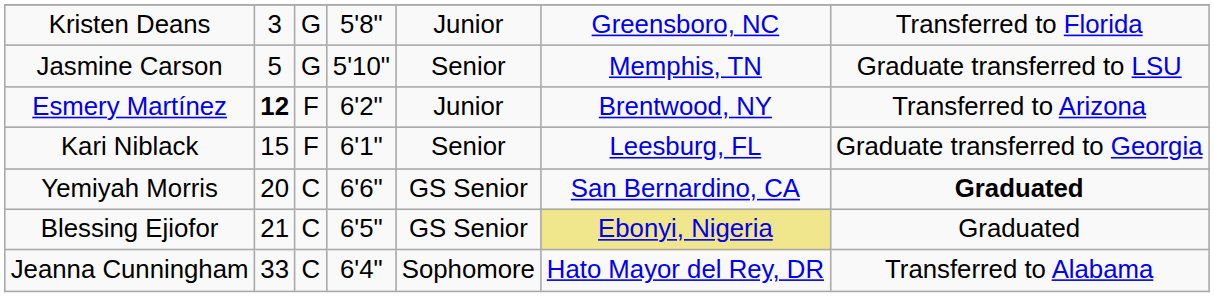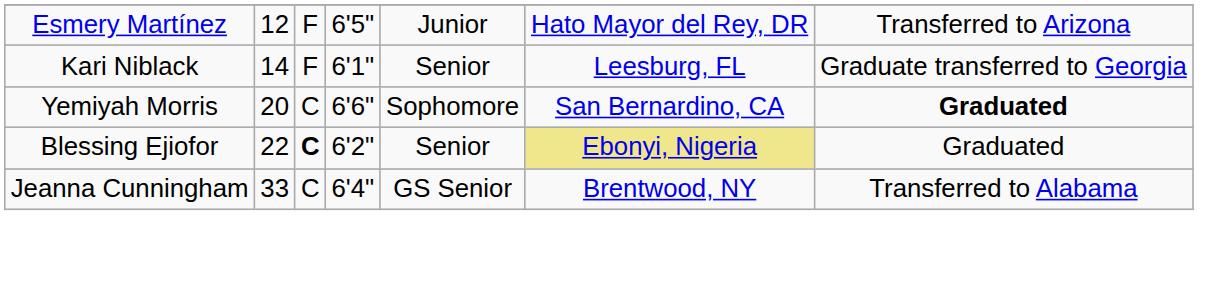- row: (130, 24)
- row: (130, 65)
(275, 106) bold -> (275, 24) normal
(361, 106) 6'2" -> (353, 24) 6'5"
(685, 106) Brentwood, NY -> (670, 24) Hato Mayor del Rey, DR
(275, 147) 15 -> (275, 65) 14
(468, 188) GS Senior -> (453, 106) Sophomore
(275, 229) 21 -> (275, 147) 22
(311, 229) normal -> (310, 147) bold
(361, 229) 6'5" -> (353, 147) 6'2"
(468, 229) GS Senior -> (453, 147) Senior
(468, 270) Sophomore -> (453, 188) GS Senior
(685, 270) Hato Mayor del Rey, DR -> (670, 188) Brentwood, NY
